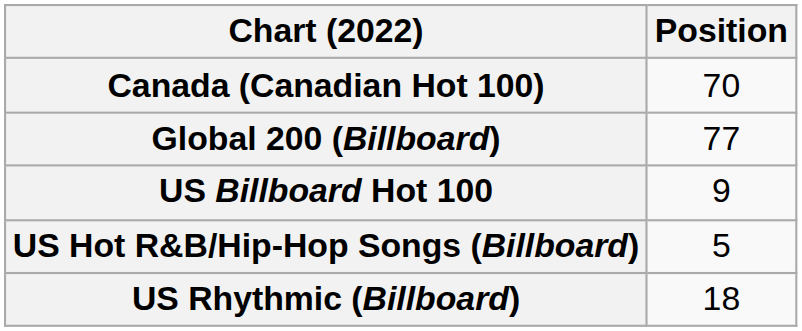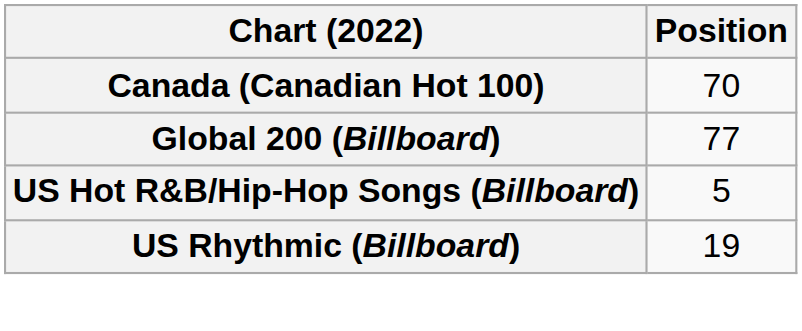- row: (326, 191)
(721, 298) 18 -> (721, 245) 19
